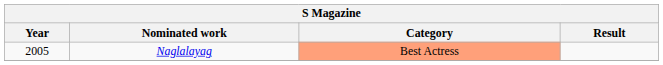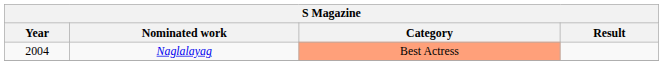(37, 51) 2005 -> (37, 51) 2004
